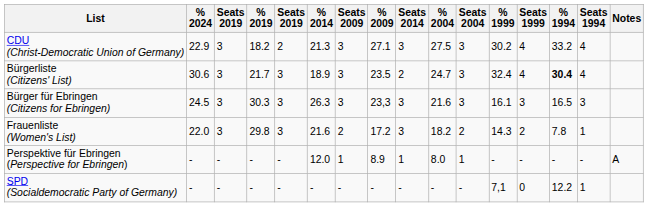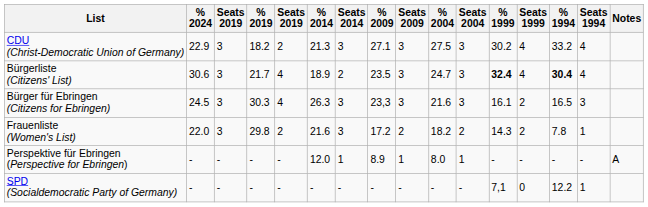columns swapped: (412, 18) <-> (352, 18)
(280, 74) 3 -> (280, 74) 4
(501, 74) normal -> (501, 74) bold
(280, 103) 3 -> (280, 103) 4
(522, 103) 3 -> (522, 103) 2
(280, 131) 3 -> (280, 131) 2
